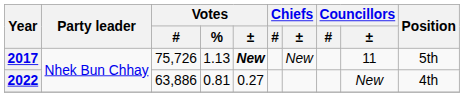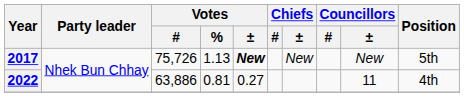(369, 59) 11 -> (369, 59) New
(369, 80) New -> (369, 80) 11
